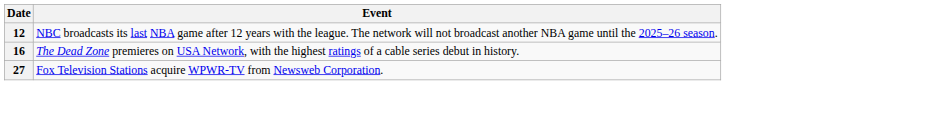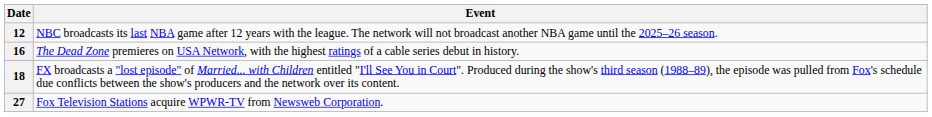+ row: (19, 76)
